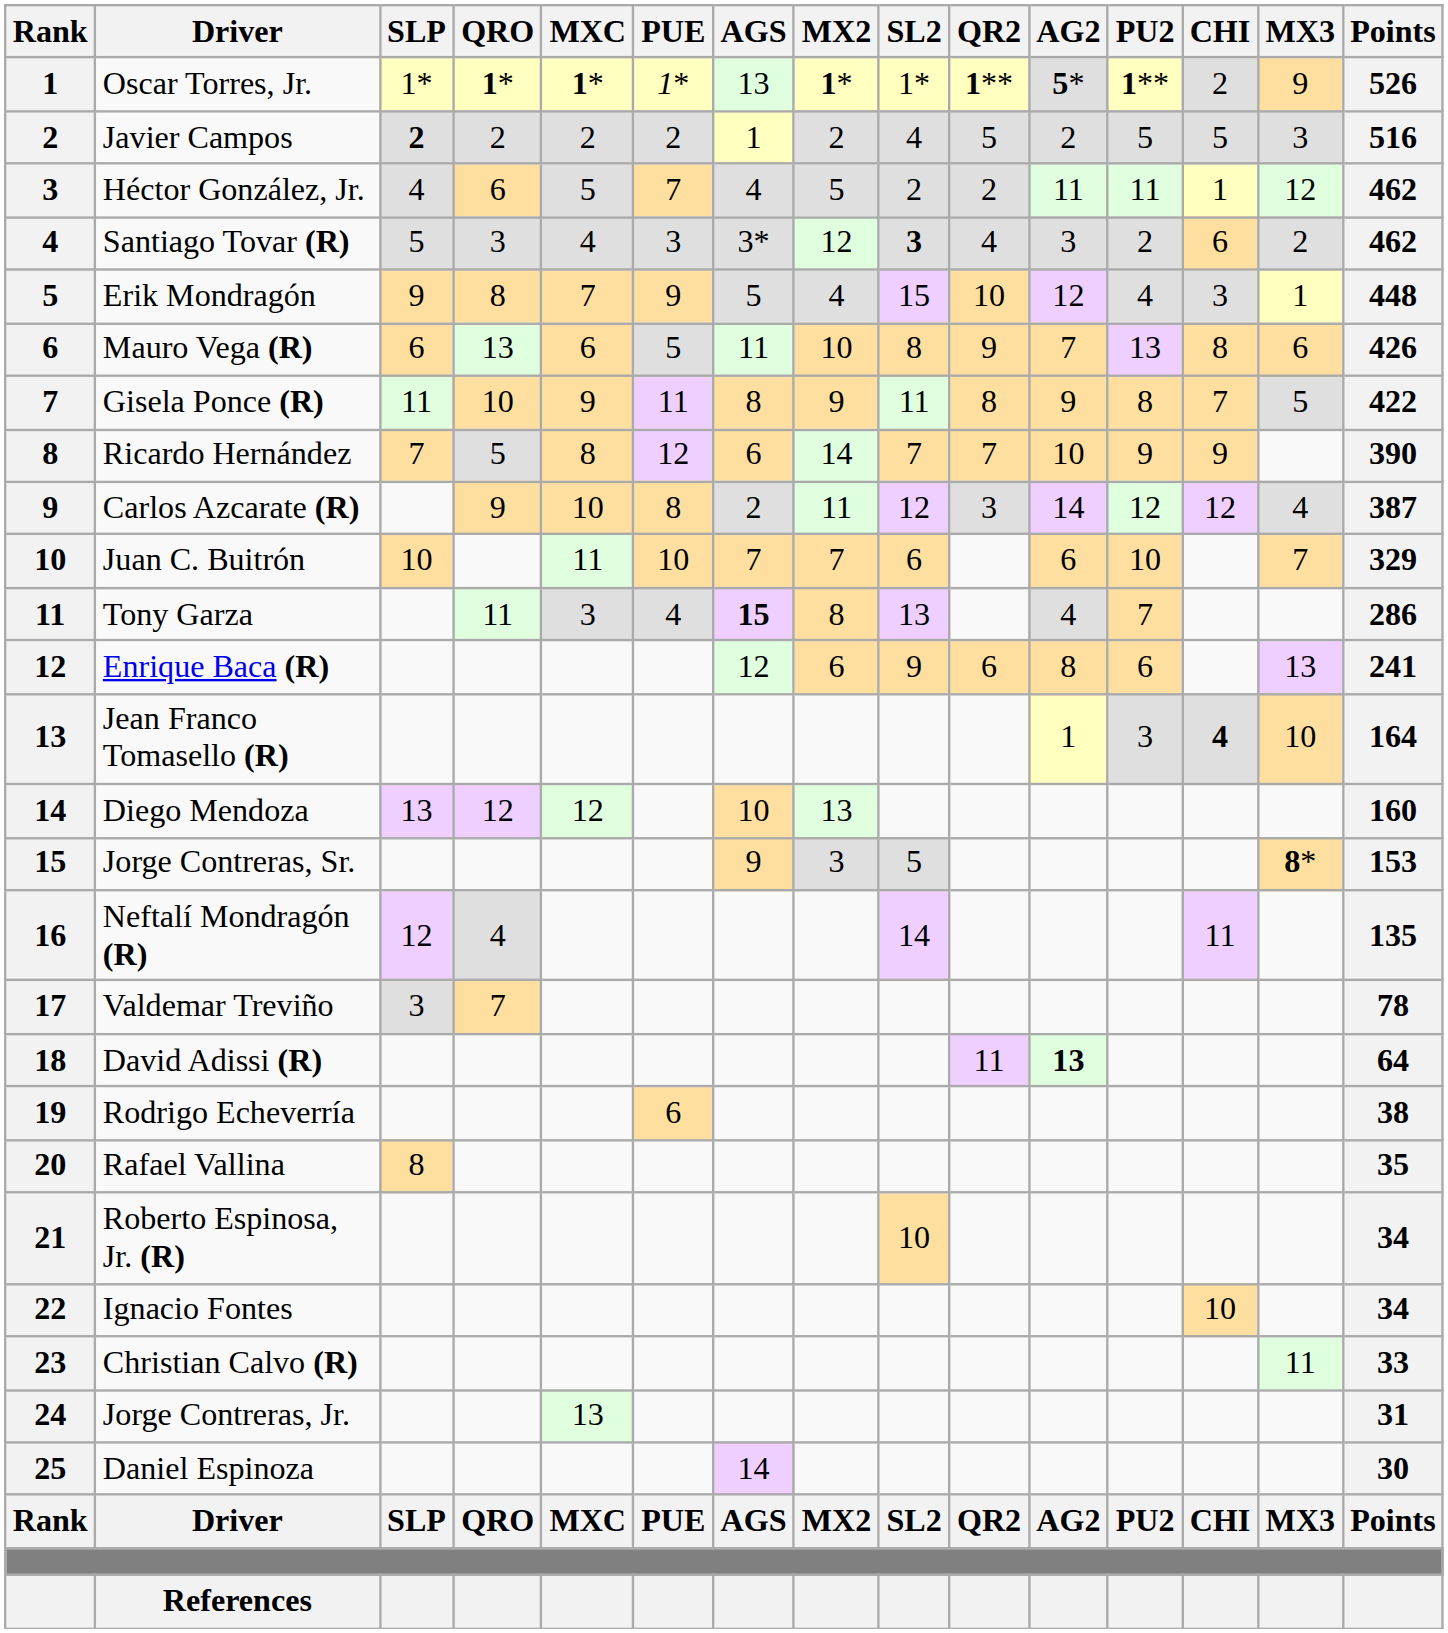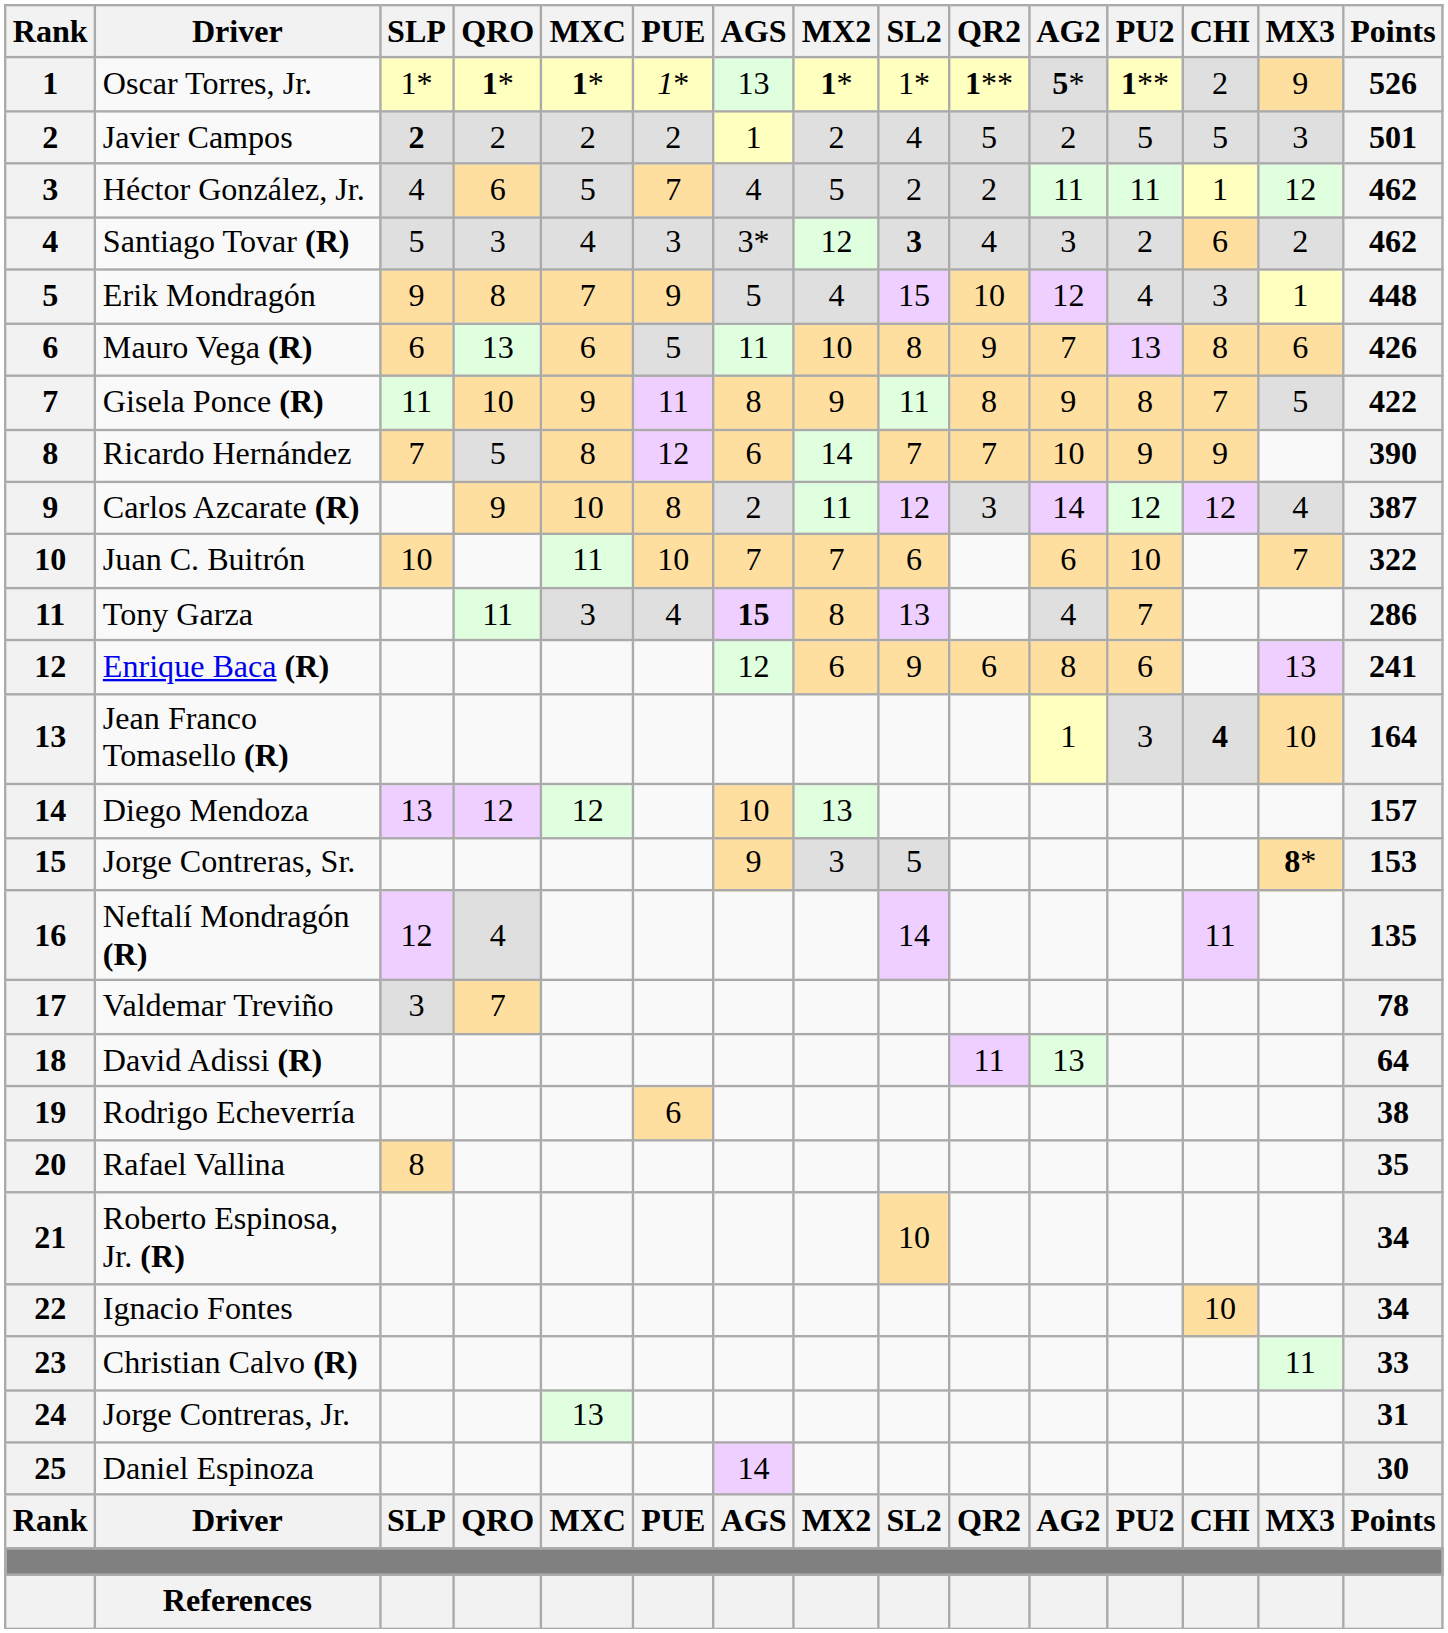(1393, 136) 516 -> (1393, 136) 501
(1393, 560) 329 -> (1393, 560) 322
(1393, 809) 160 -> (1393, 809) 157
(1068, 1059) bold -> (1068, 1059) normal
